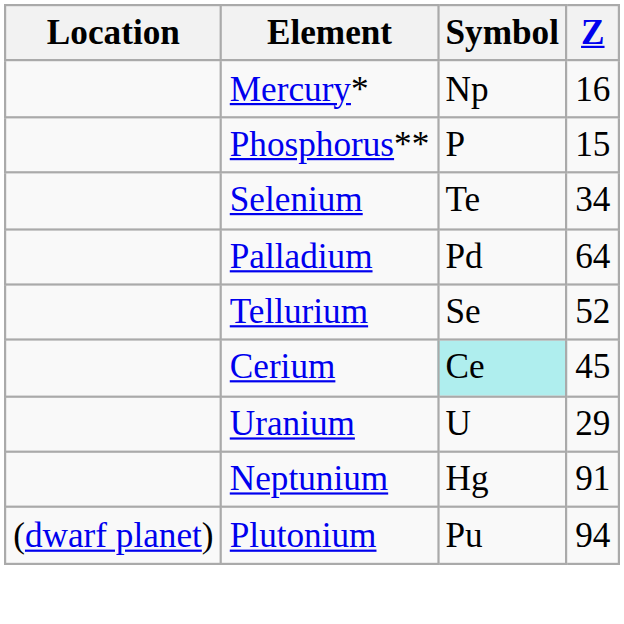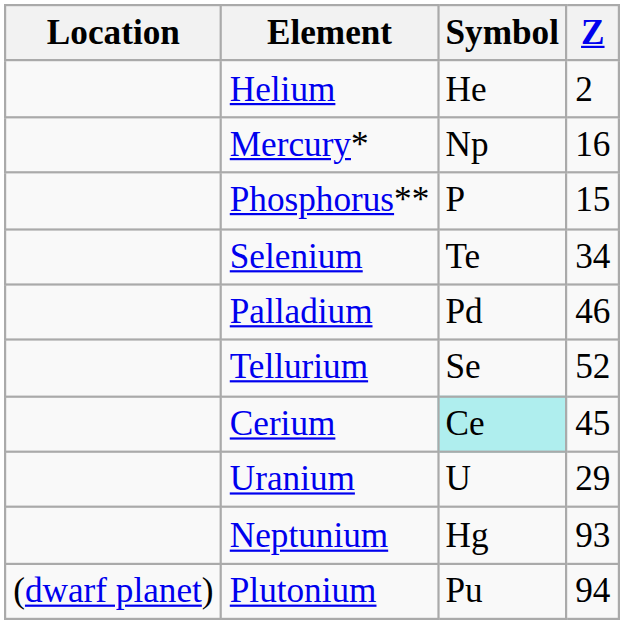+ row: (283, 88)
(593, 255) 64 -> (593, 311) 46
(593, 479) 91 -> (593, 534) 93
